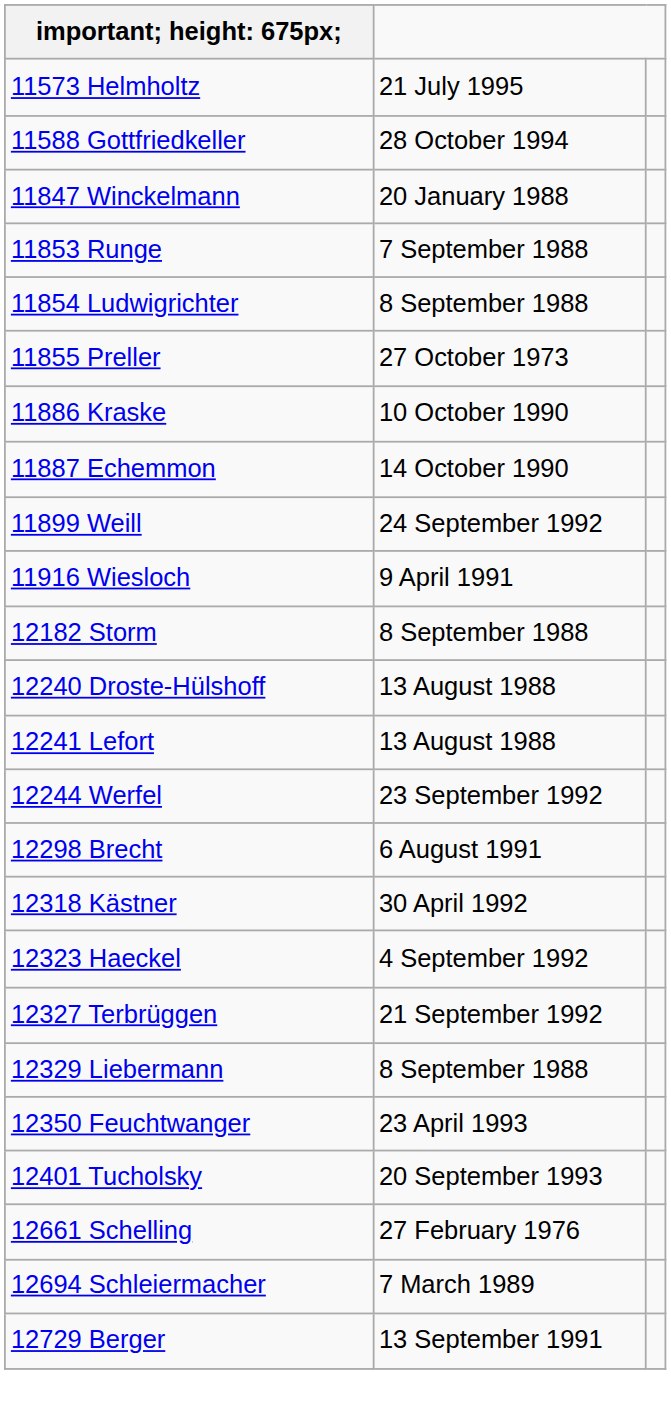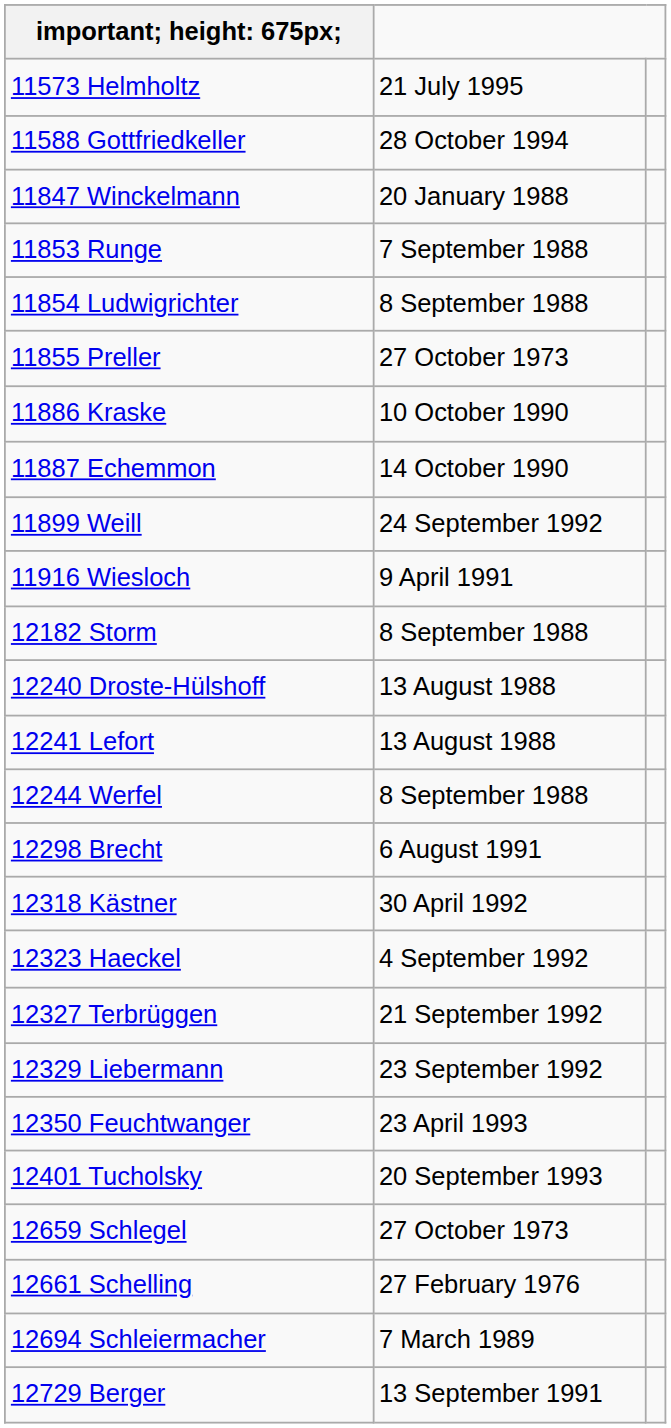(491, 795) 23 September 1992 -> (484, 795) 8 September 1988
(484, 1068) 8 September 1988 -> (491, 1068) 23 September 1992
+ row: (99, 1231)
